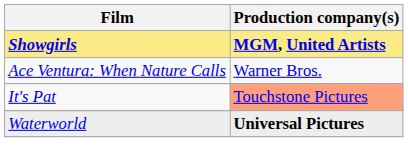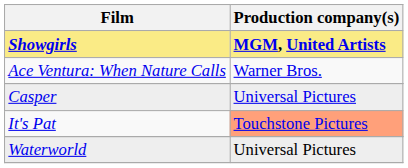+ row: (32, 96)
(299, 123) bold -> (295, 149) normal
